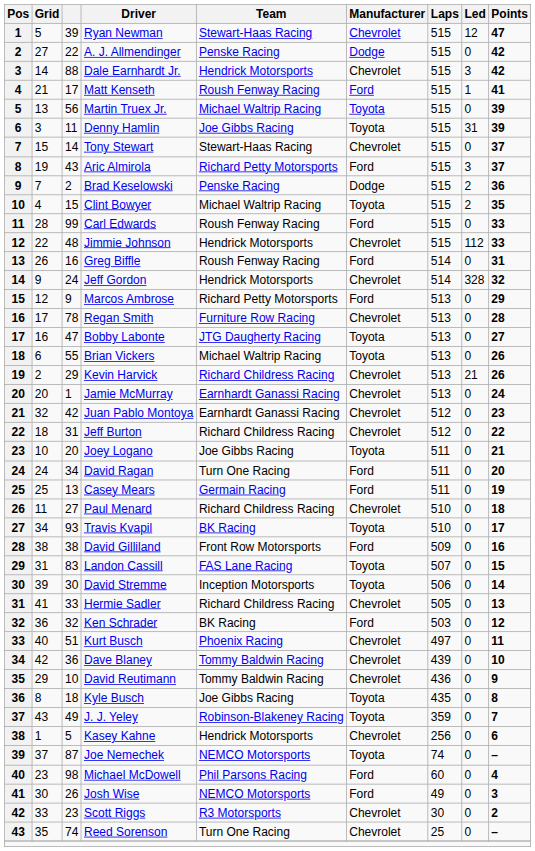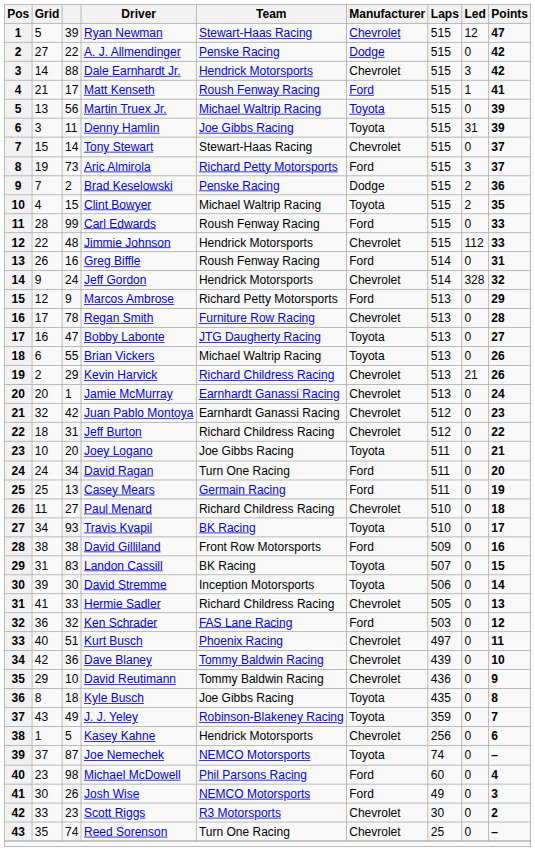(72, 166) 43 -> (72, 166) 73
(246, 565) FAS Lane Racing -> (227, 565) BK Racing
(227, 622) BK Racing -> (246, 622) FAS Lane Racing
